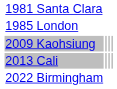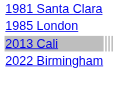- row: (50, 43)
